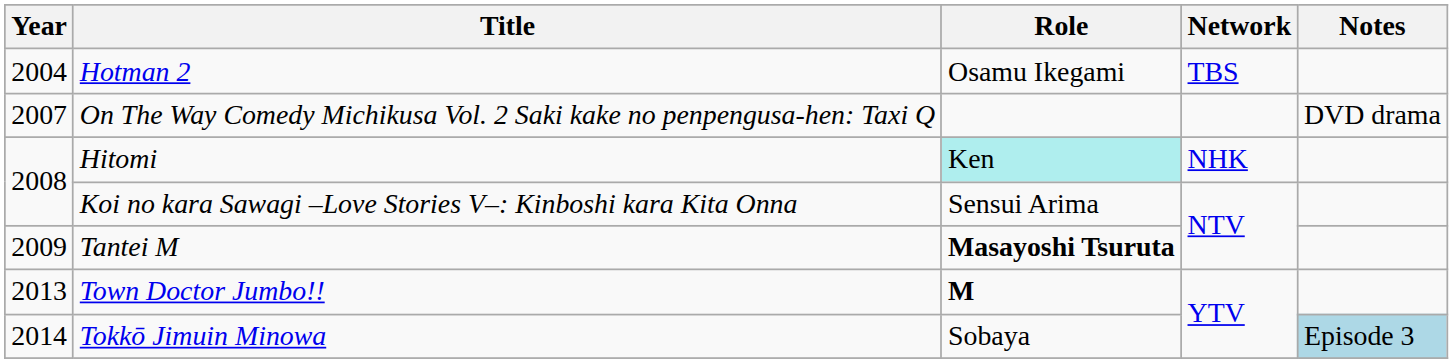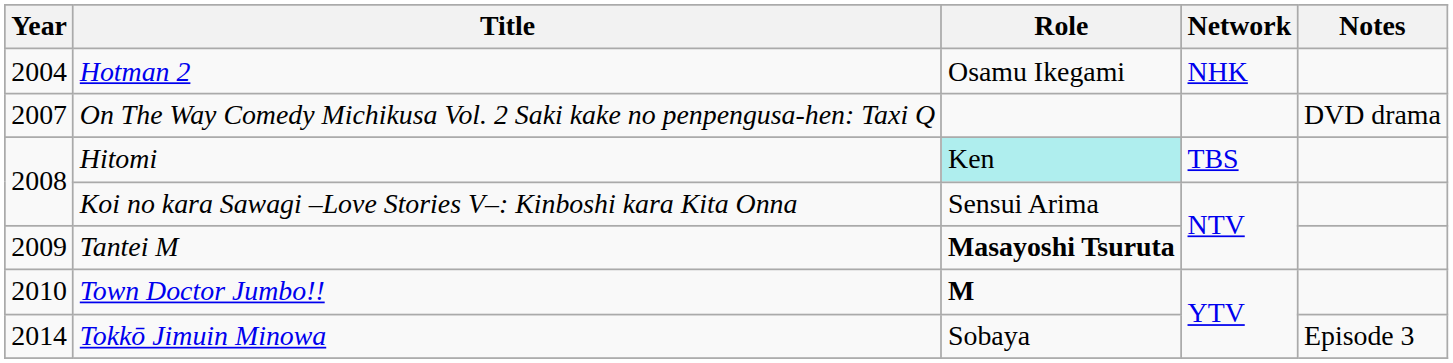(1213, 70) TBS -> (1218, 70) NHK
(1218, 159) NHK -> (1213, 159) TBS
(39, 291) 2013 -> (39, 291) 2010
(1359, 335) lightblue background -> (1359, 335) no background
